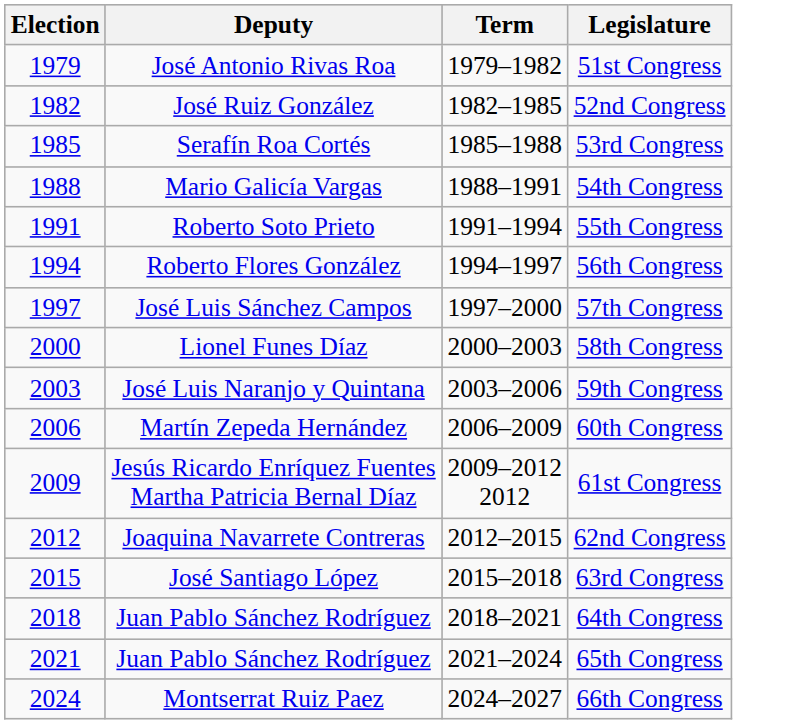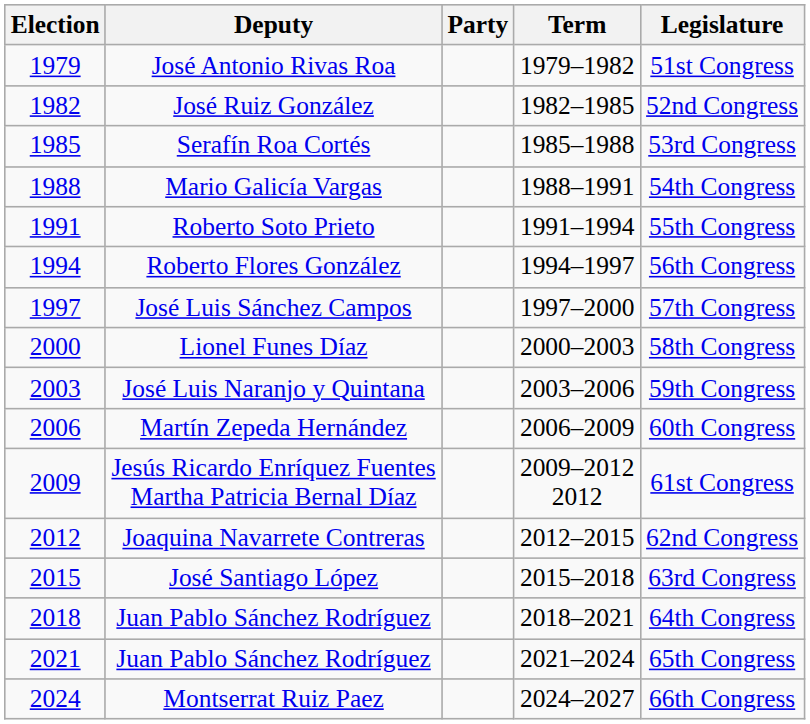+ column: (478, 24)
